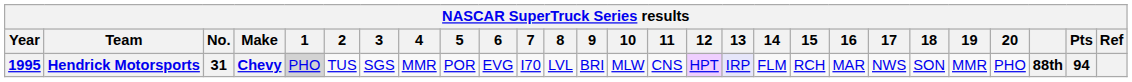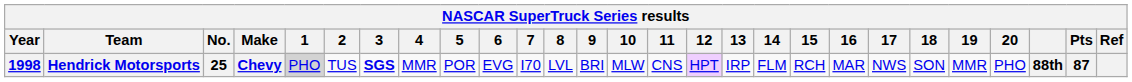(24, 65) 1995 -> (24, 65) 1998
(219, 65) 31 -> (219, 65) 25
(379, 65) normal -> (379, 65) bold
(738, 65) lavender background -> (738, 65) no background
(1081, 65) 94 -> (1081, 65) 87
